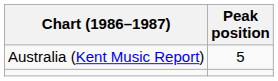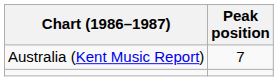(241, 57) 5 -> (241, 57) 7
